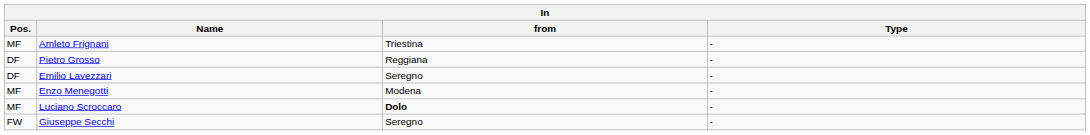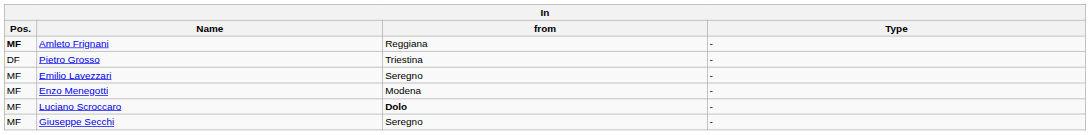(14, 44) normal -> (14, 44) bold
(404, 44) Triestina -> (406, 44) Reggiana
(406, 60) Reggiana -> (404, 60) Triestina
(13, 75) DF -> (14, 75) MF
(14, 122) FW -> (14, 122) MF
